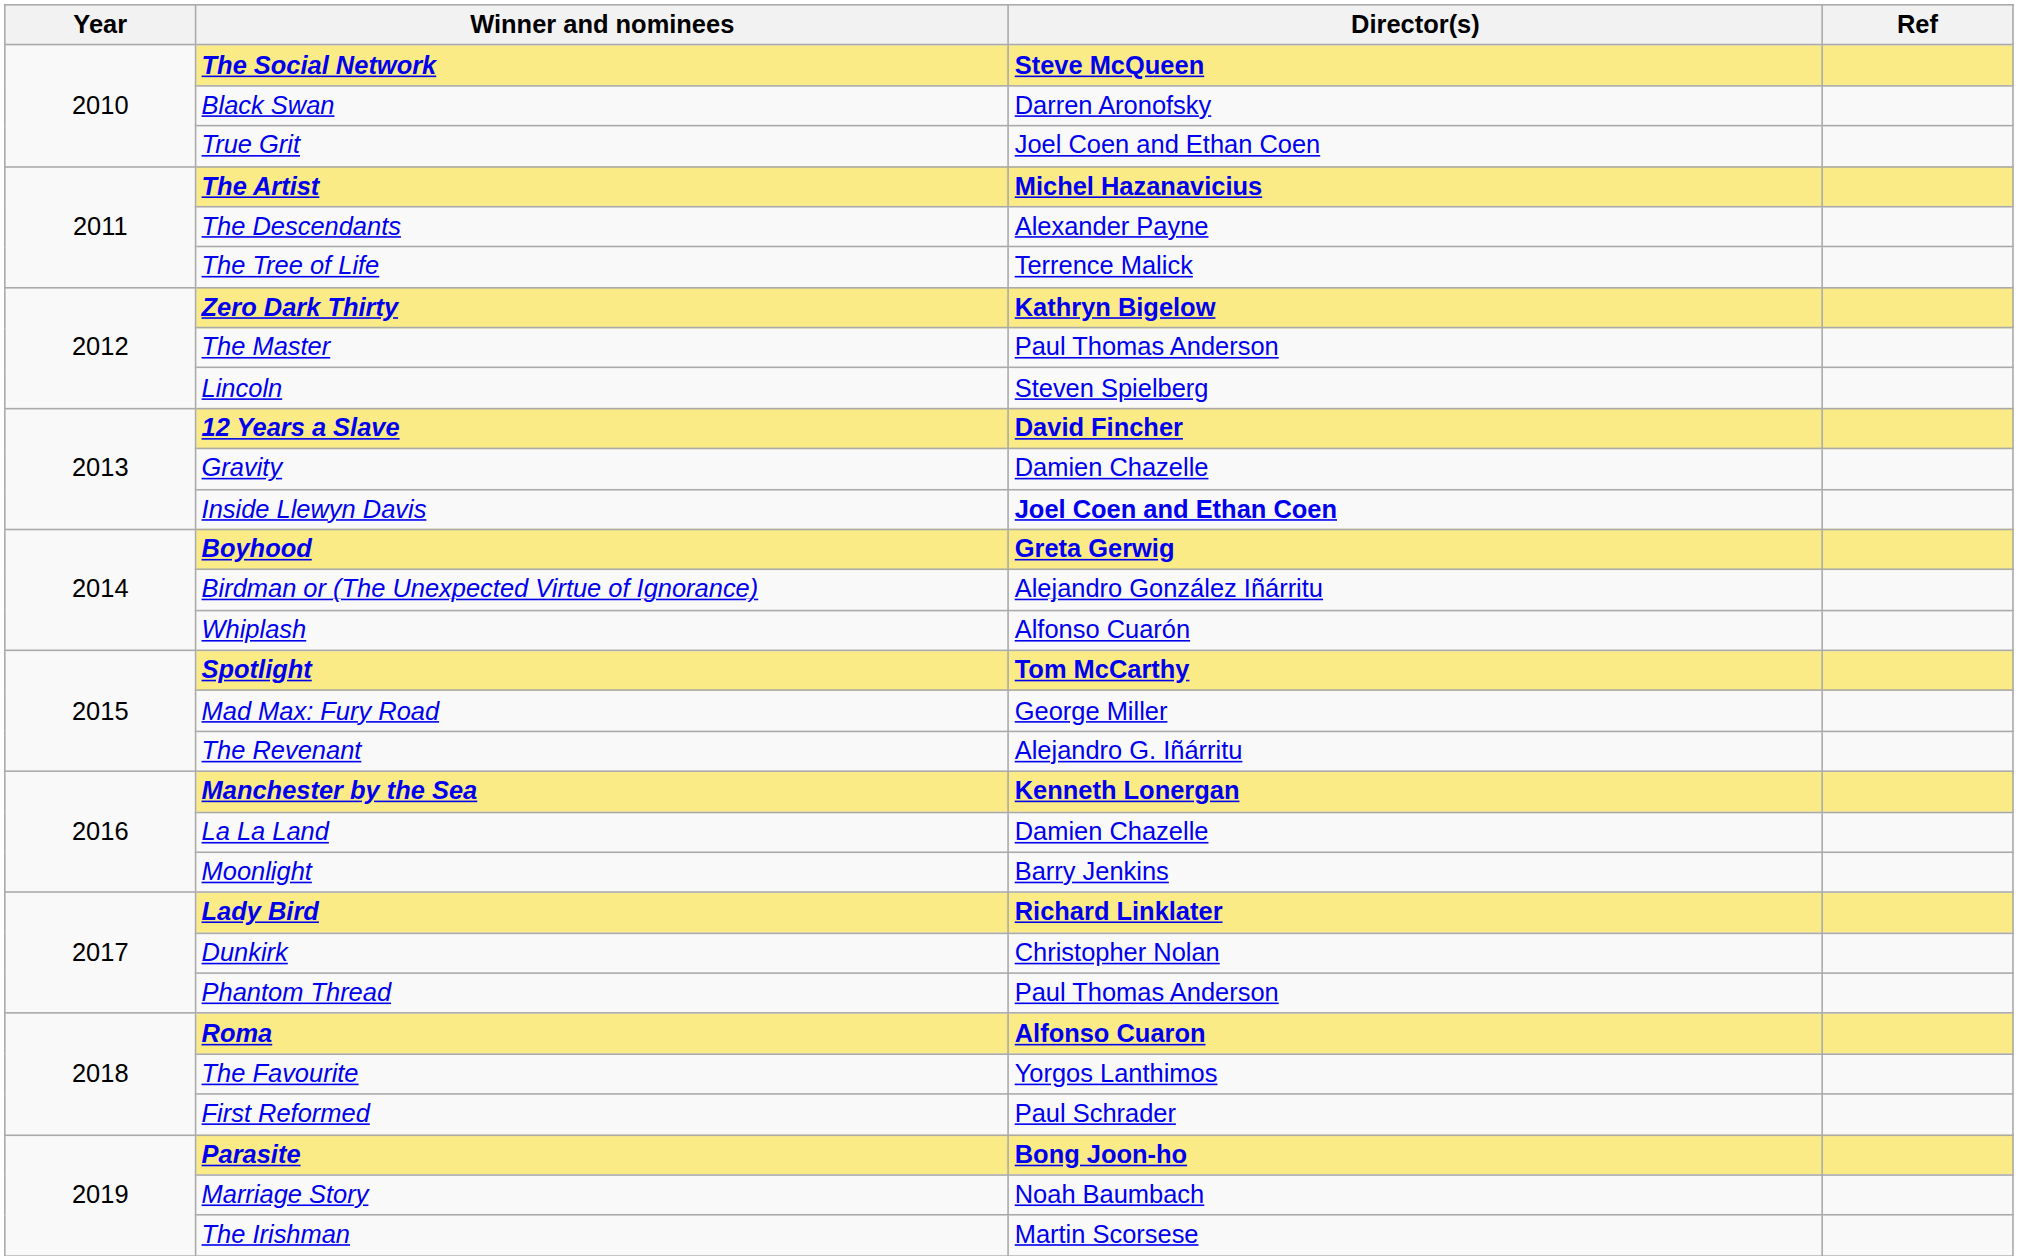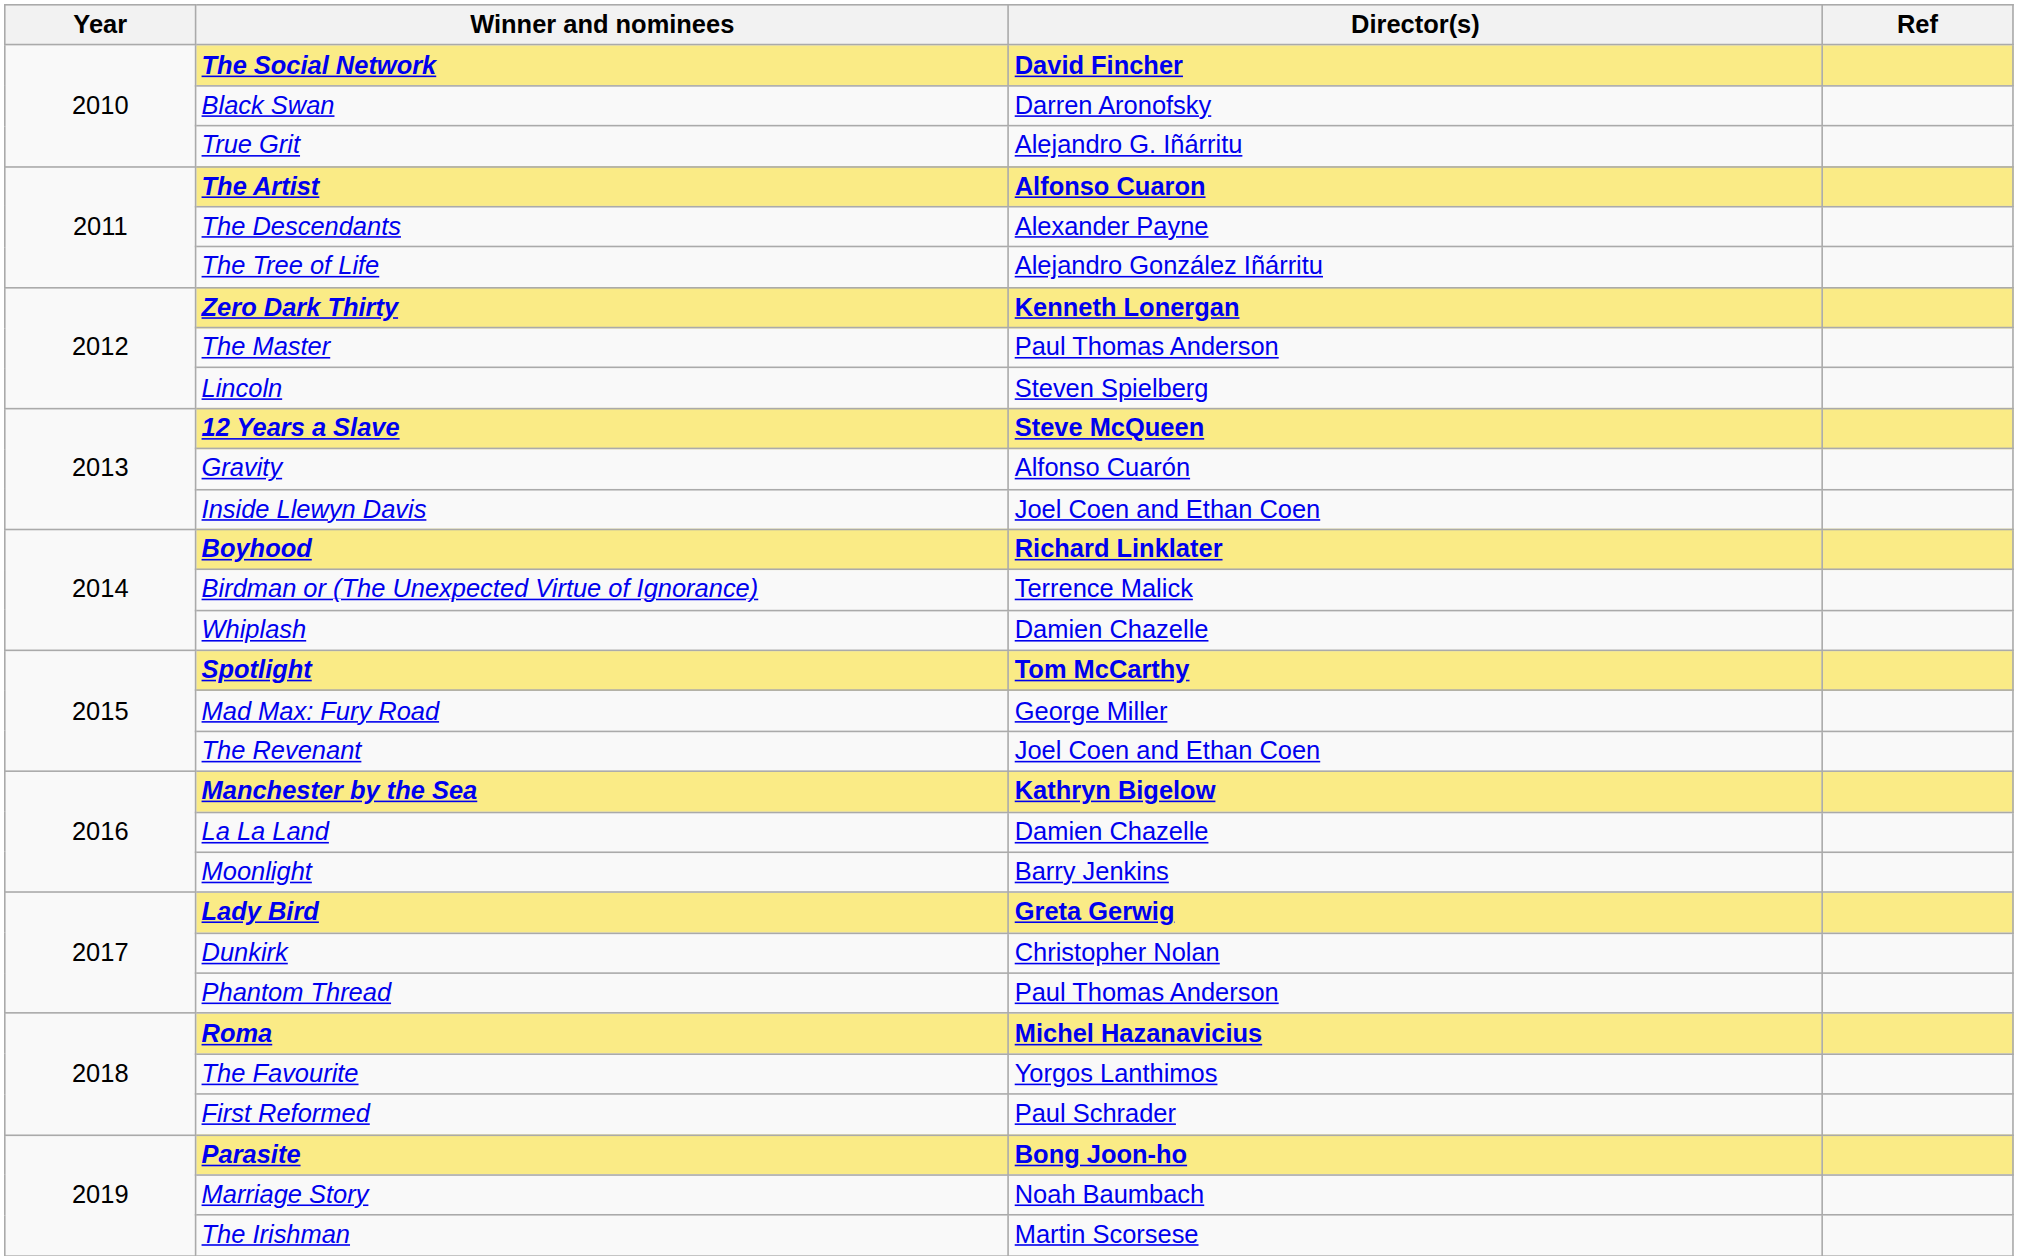(1109, 65) Steve McQueen -> (1099, 65) David Fincher
(1167, 145) Joel Coen and Ethan Coen -> (1129, 145) Alejandro G. Iñárritu
(1138, 186) Michel Hazanavicius -> (1110, 186) Alfonso Cuaron
(1104, 266) Terrence Malick -> (1169, 266) Alejandro González Iñárritu
(1115, 307) Kathryn Bigelow -> (1127, 307) Kenneth Lonergan
(1099, 428) David Fincher -> (1109, 428) Steve McQueen
(1112, 468) Damien Chazelle -> (1102, 468) Alfonso Cuarón
(1176, 508) bold -> (1167, 508) normal
(1095, 549) Greta Gerwig -> (1119, 549) Richard Linklater
(1169, 589) Alejandro González Iñárritu -> (1104, 589) Terrence Malick
(1102, 629) Alfonso Cuarón -> (1112, 629) Damien Chazelle
(1129, 750) Alejandro G. Iñárritu -> (1167, 750) Joel Coen and Ethan Coen
(1127, 791) Kenneth Lonergan -> (1115, 791) Kathryn Bigelow
(1119, 912) Richard Linklater -> (1095, 912) Greta Gerwig
(1110, 1033) Alfonso Cuaron -> (1138, 1033) Michel Hazanavicius
